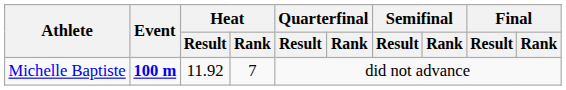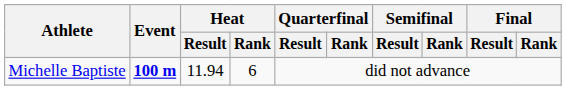(205, 71) 11.92 -> (205, 71) 11.94
(252, 71) 7 -> (252, 71) 6
